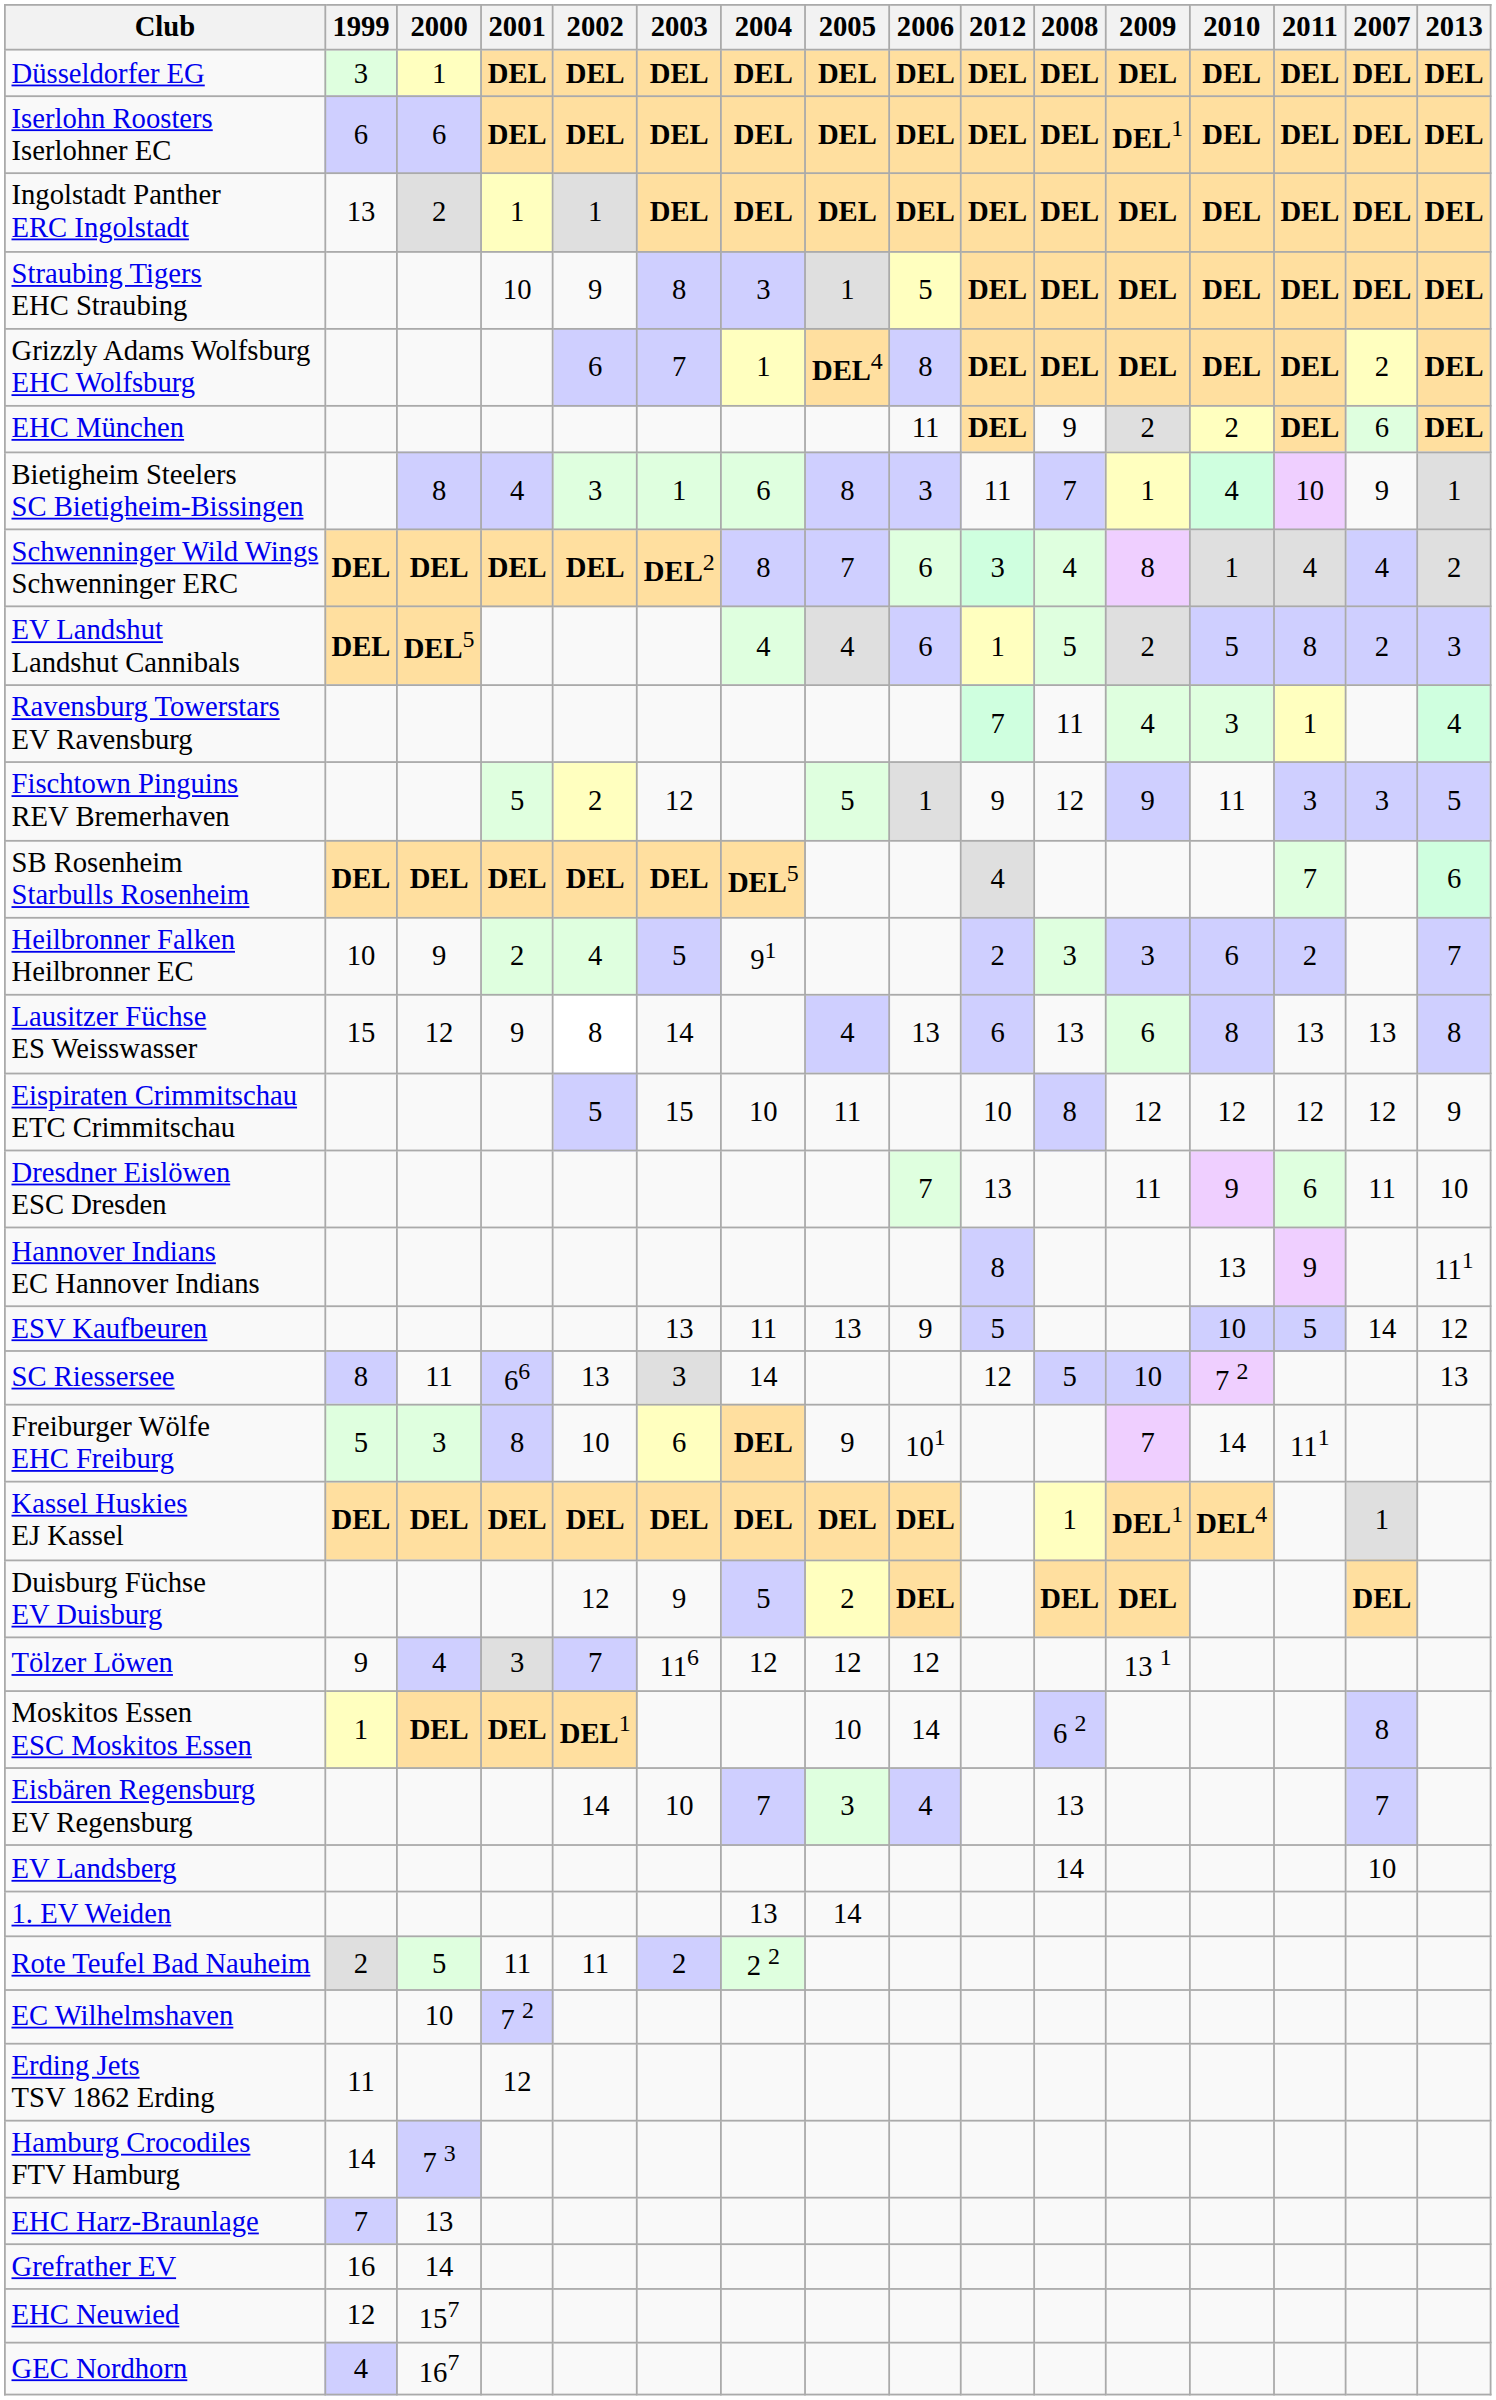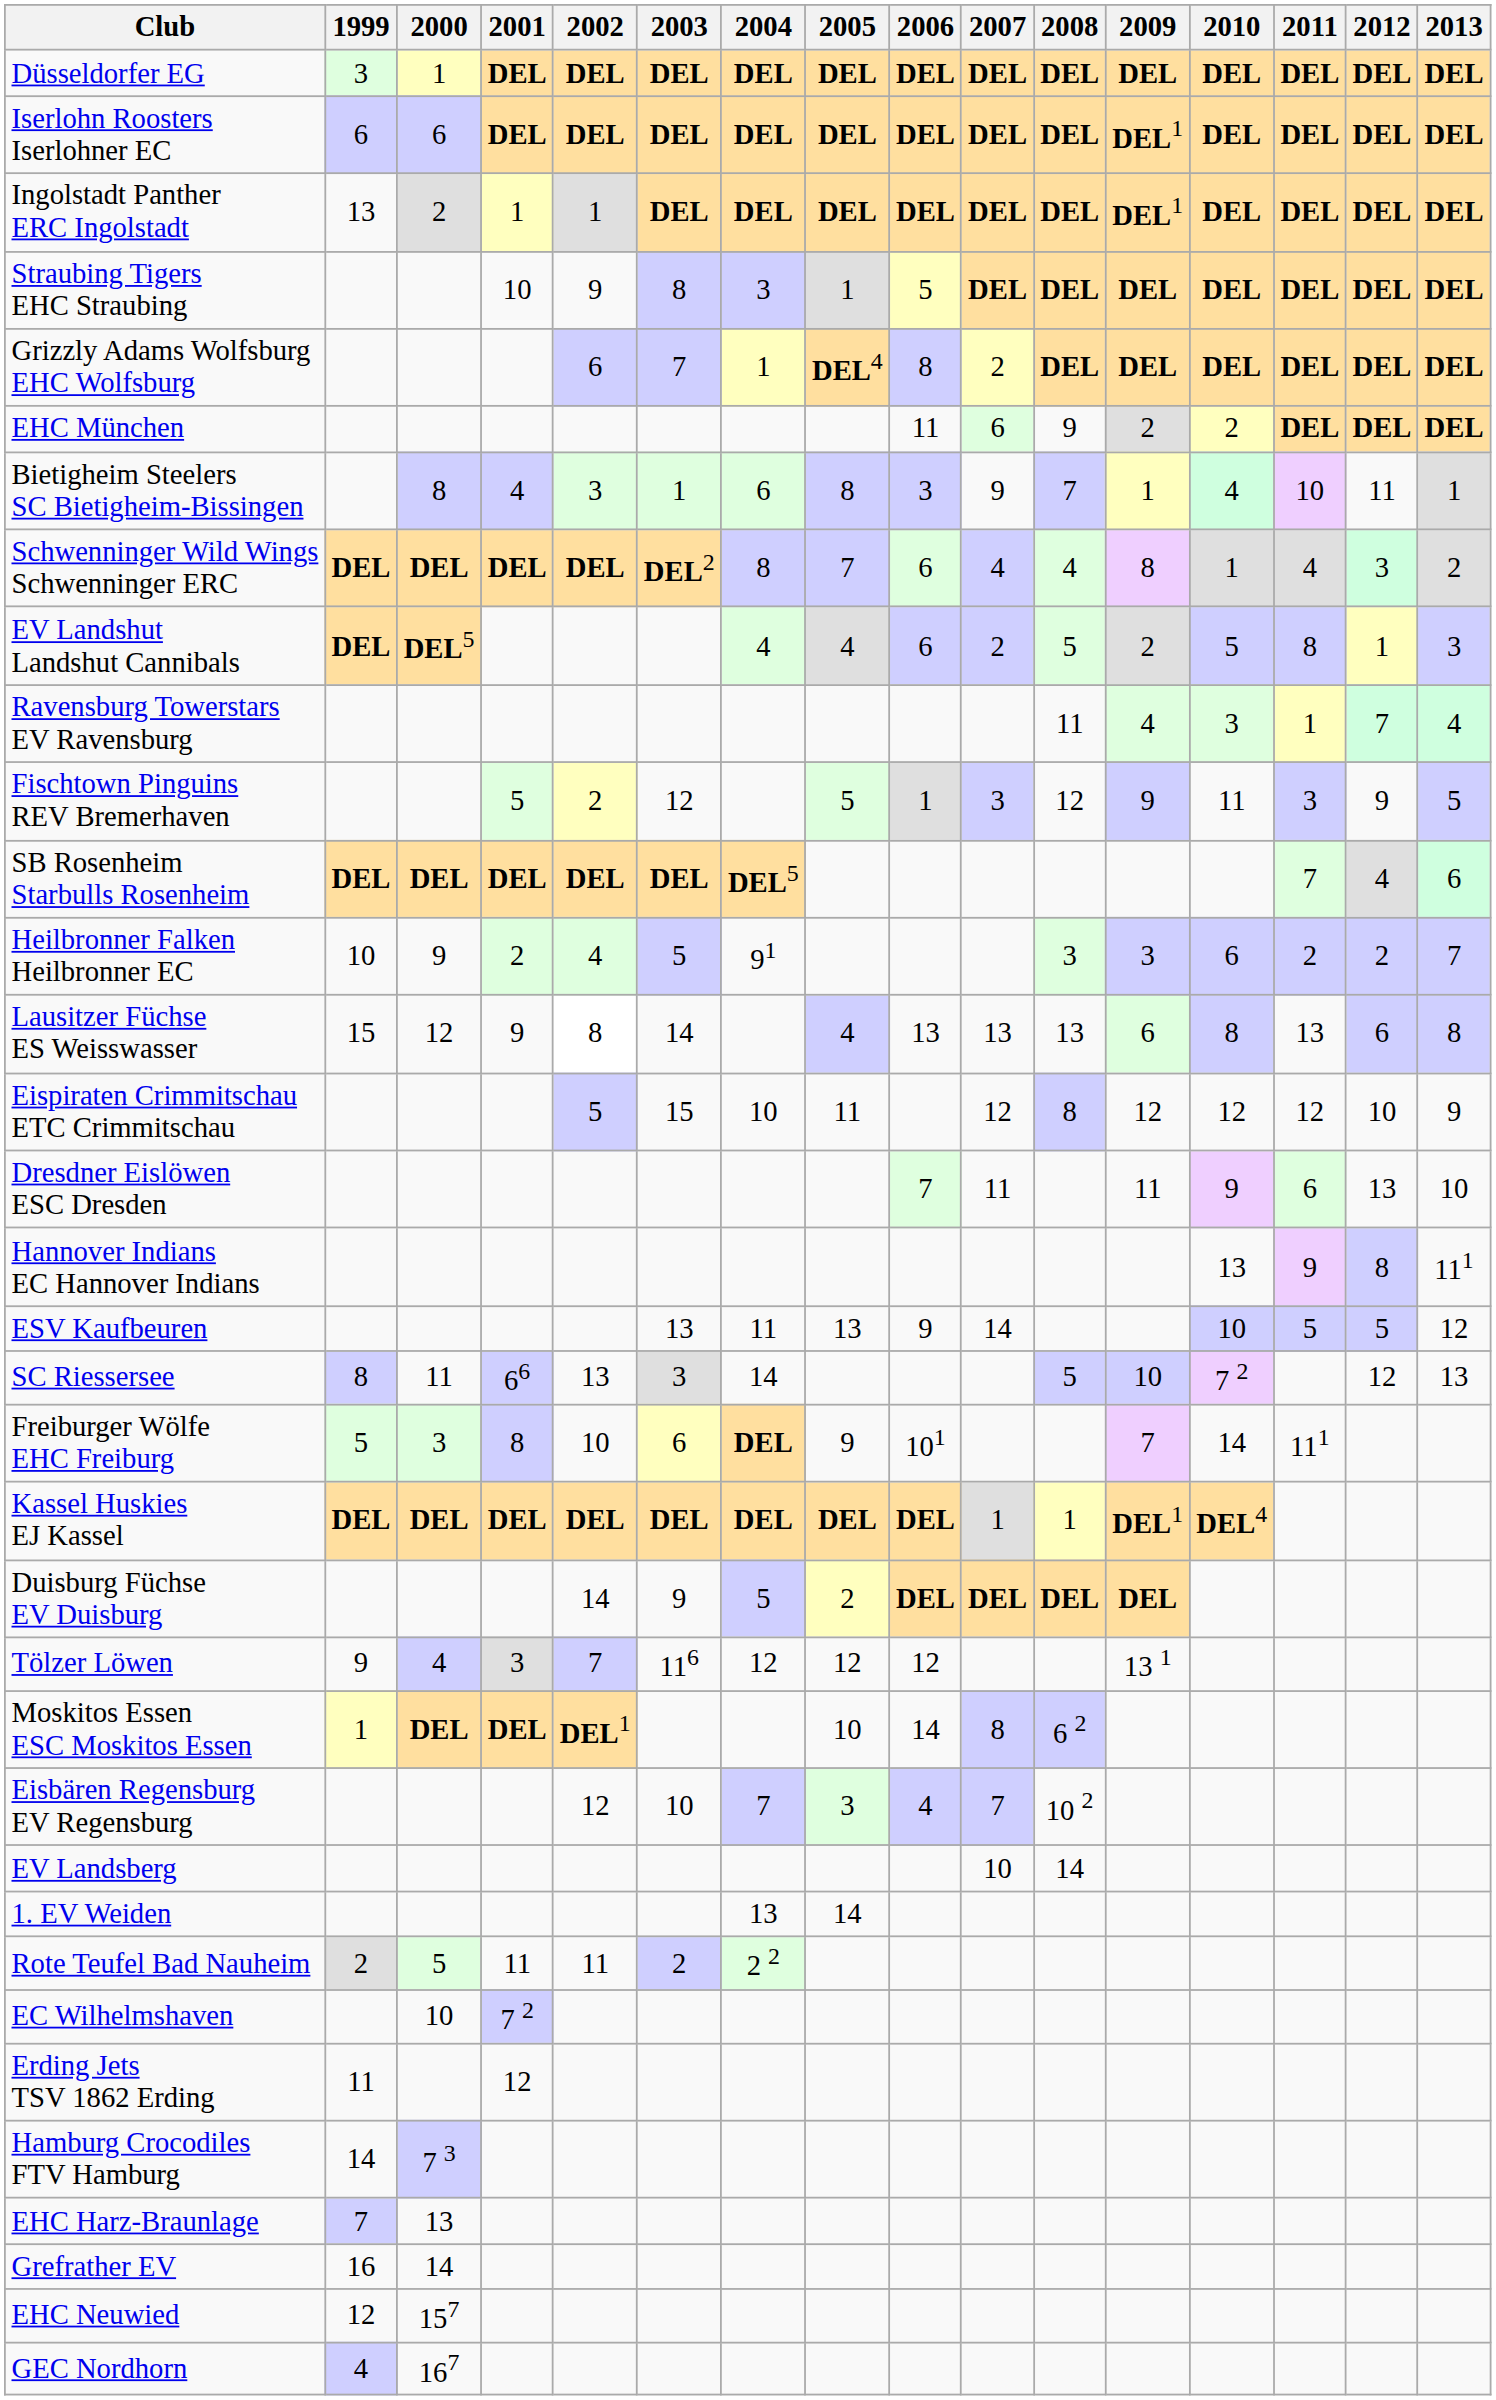columns swapped: (1382, 27) <-> (998, 27)
(1148, 211) DEL -> (1148, 211) DEL1
(595, 1598) 12 -> (595, 1598) 14
(595, 1806) 14 -> (595, 1806) 12
(1070, 1806) 13 -> (1070, 1806) 10 2
